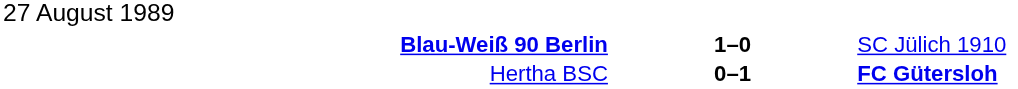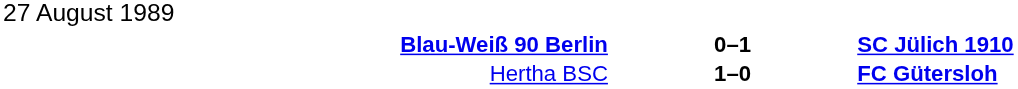(733, 44) 1–0 -> (733, 44) 0–1
(932, 44) normal -> (935, 44) bold
(733, 74) 0–1 -> (733, 74) 1–0
